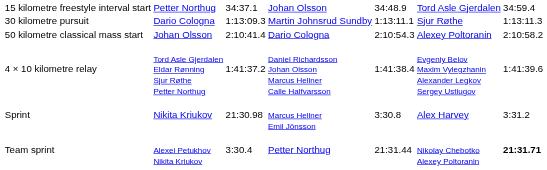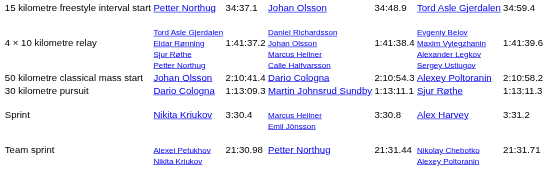rows swapped: (47, 21) <-> (51, 69)
(244, 115) 21:30.98 -> (239, 115) 3:30.4
(239, 150) 3:30.4 -> (244, 150) 21:30.98
(522, 150) bold -> (522, 150) normal
